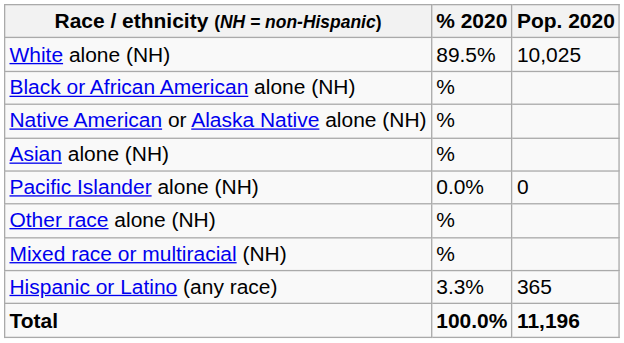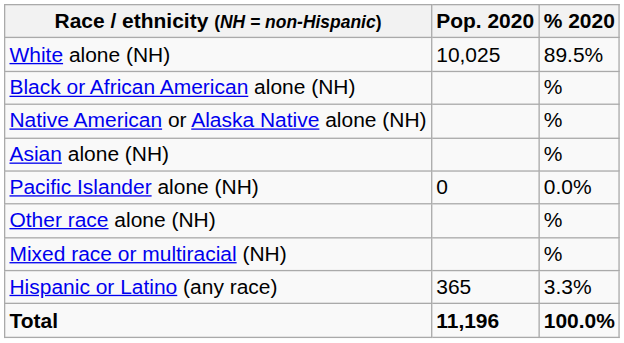columns swapped: (566, 21) <-> (472, 21)
